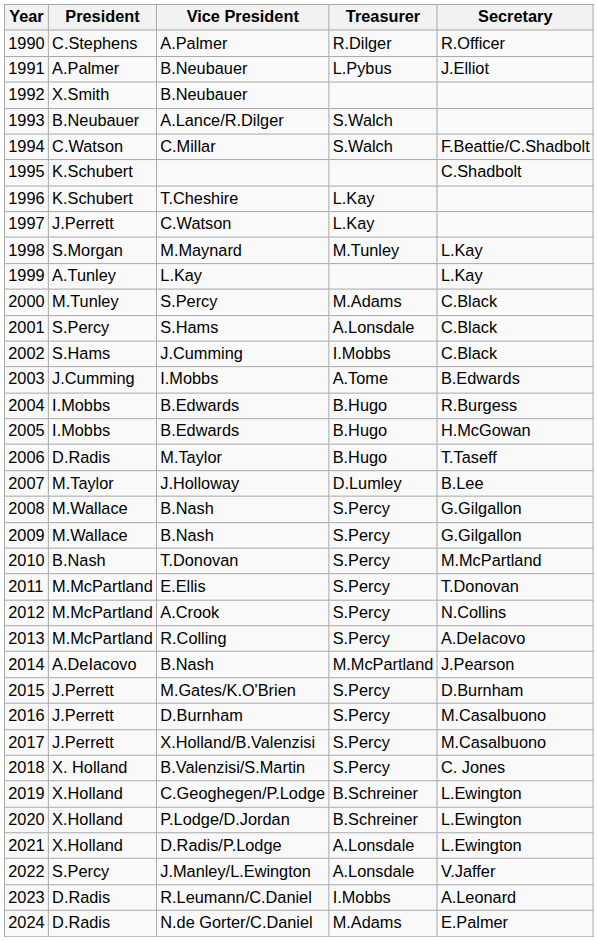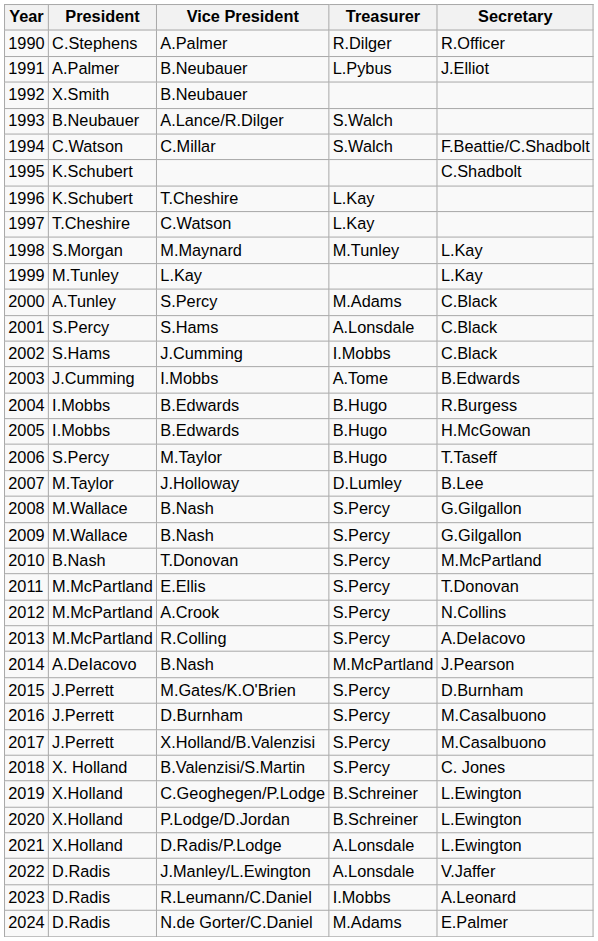(83, 224) J.Perrett -> (91, 224) T.Cheshire
(84, 276) A.Tunley -> (85, 276) M.Tunley
(85, 302) M.Tunley -> (84, 302) A.Tunley
(81, 457) D.Radis -> (81, 457) S.Percy
(81, 871) S.Percy -> (81, 871) D.Radis
